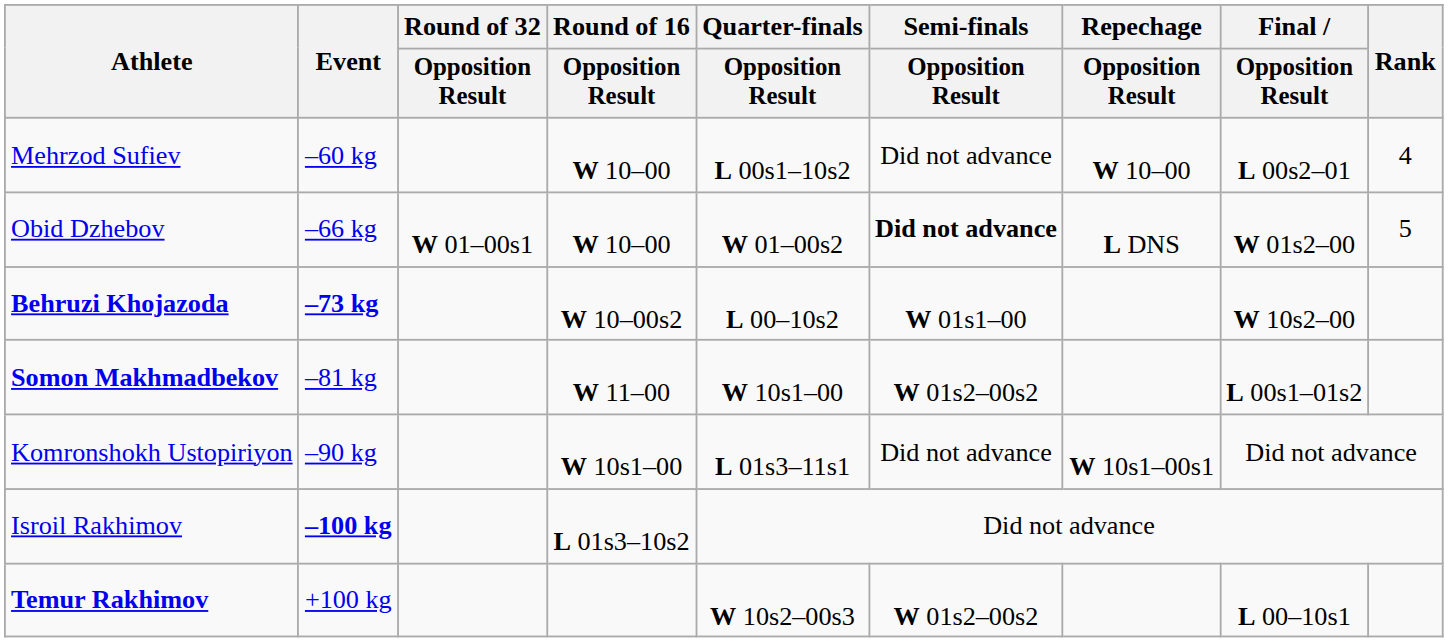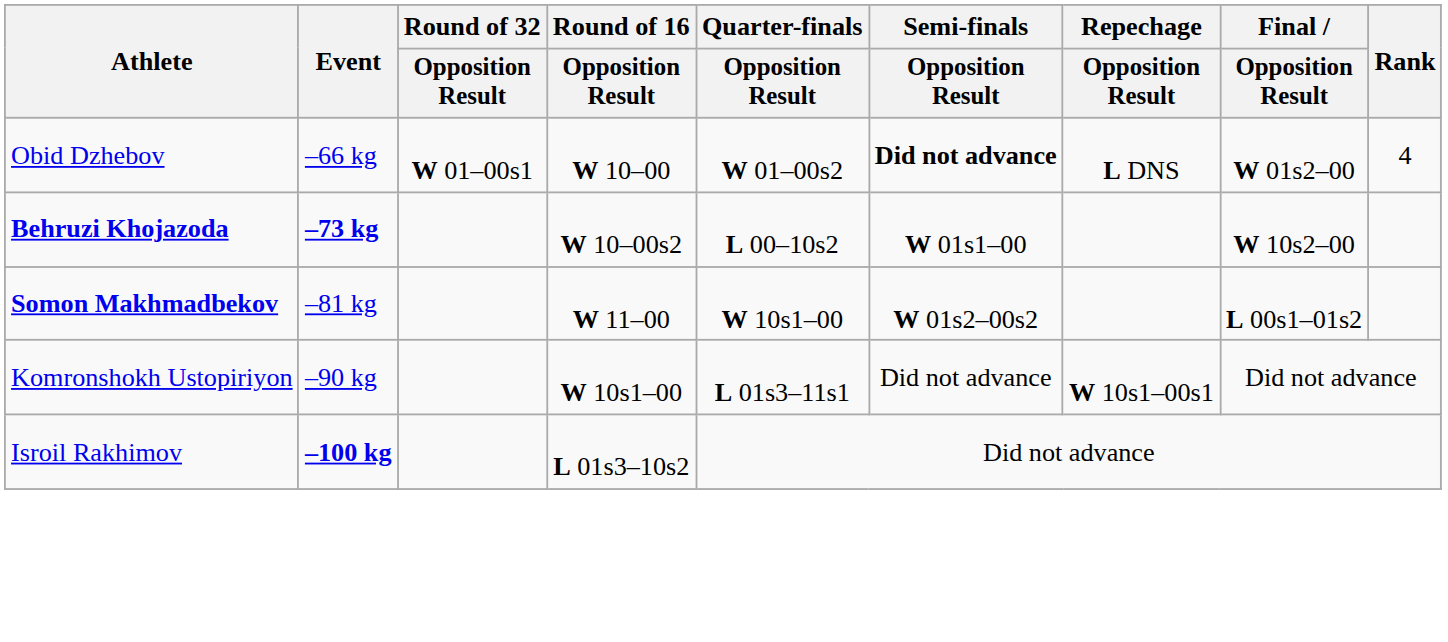- row: (96, 155)
(1405, 229) 5 -> (1405, 155) 4
- row: (110, 600)
